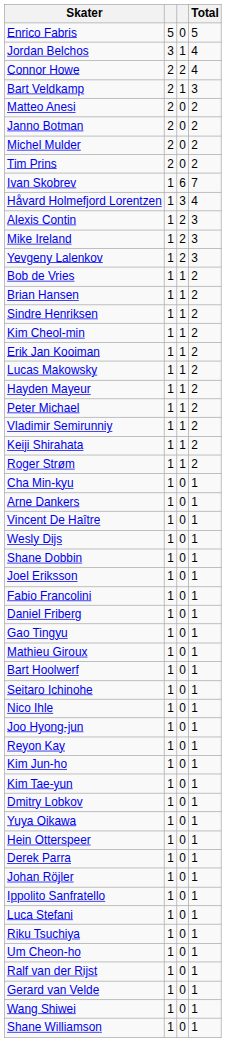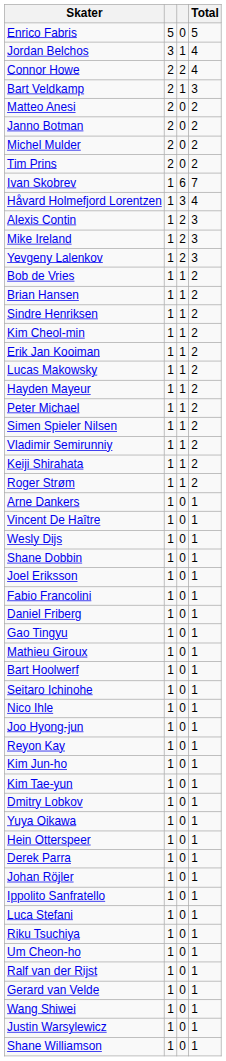+ row: (62, 426)
- row: (40, 483)
+ row: (57, 1027)
